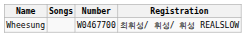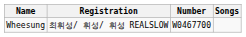columns swapped: (179, 11) <-> (61, 11)
